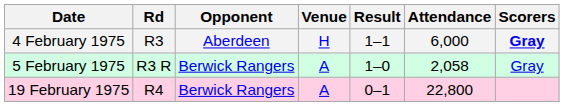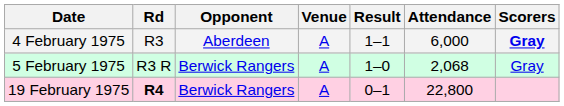(324, 41) H -> (324, 41) A
(450, 65) 2,058 -> (450, 65) 2,068
(154, 90) normal -> (154, 90) bold
